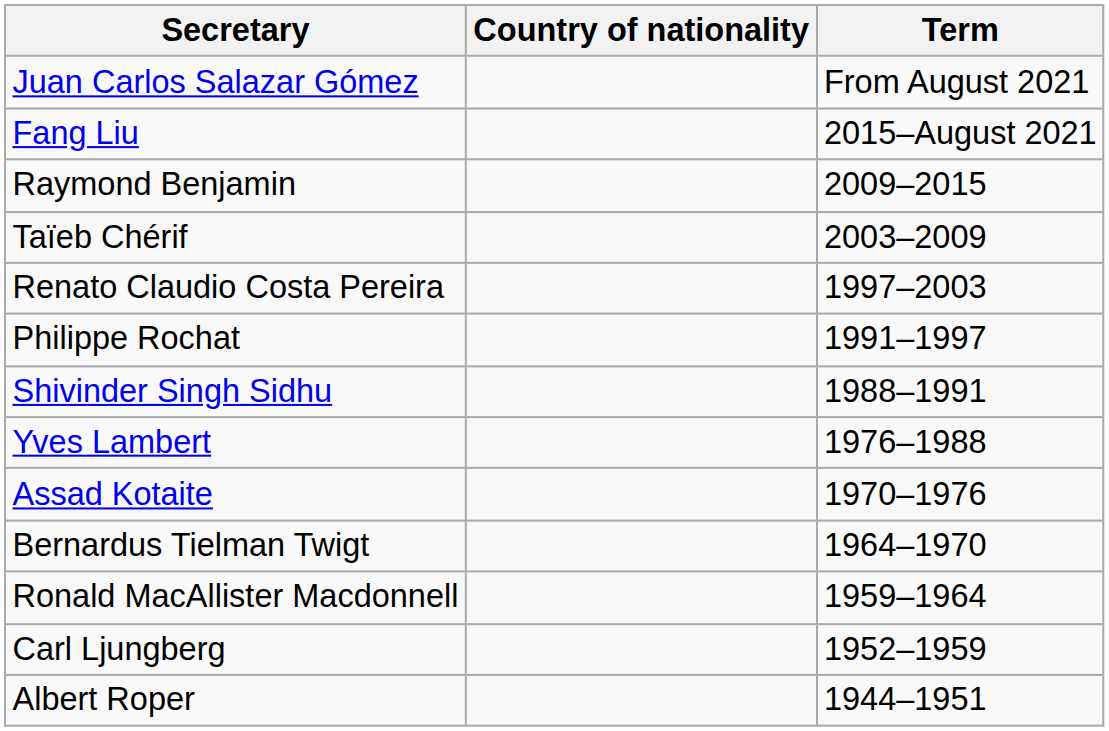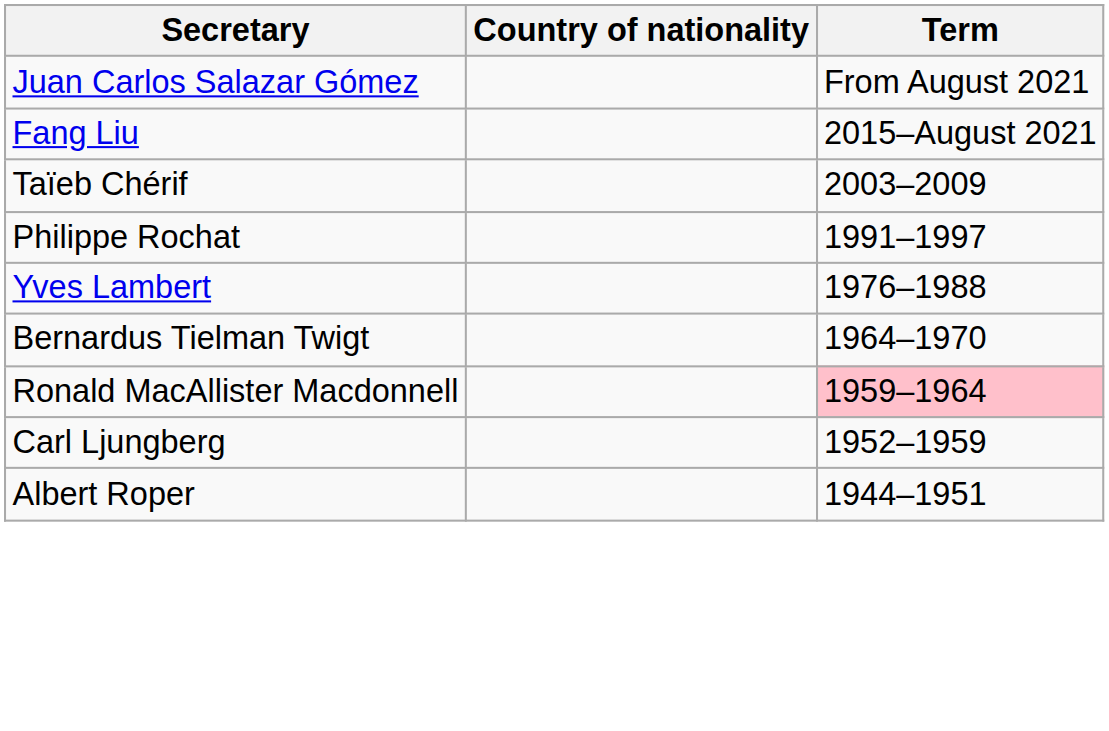- row: (154, 184)
- row: (228, 287)
- row: (172, 390)
- row: (113, 493)
(905, 596) no background -> (905, 390) pink background
